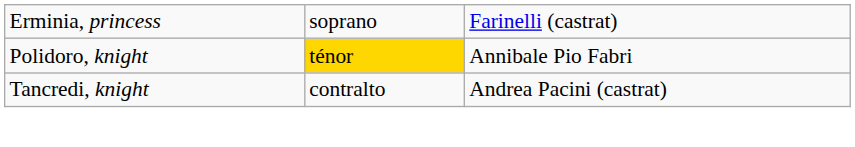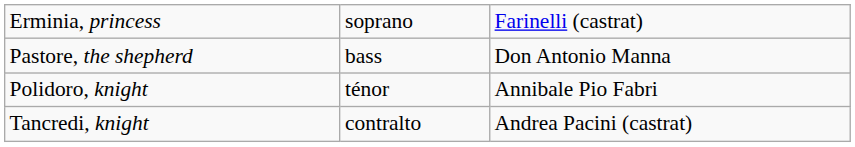+ row: (101, 55)
(331, 55) gold background -> (367, 89) no background
